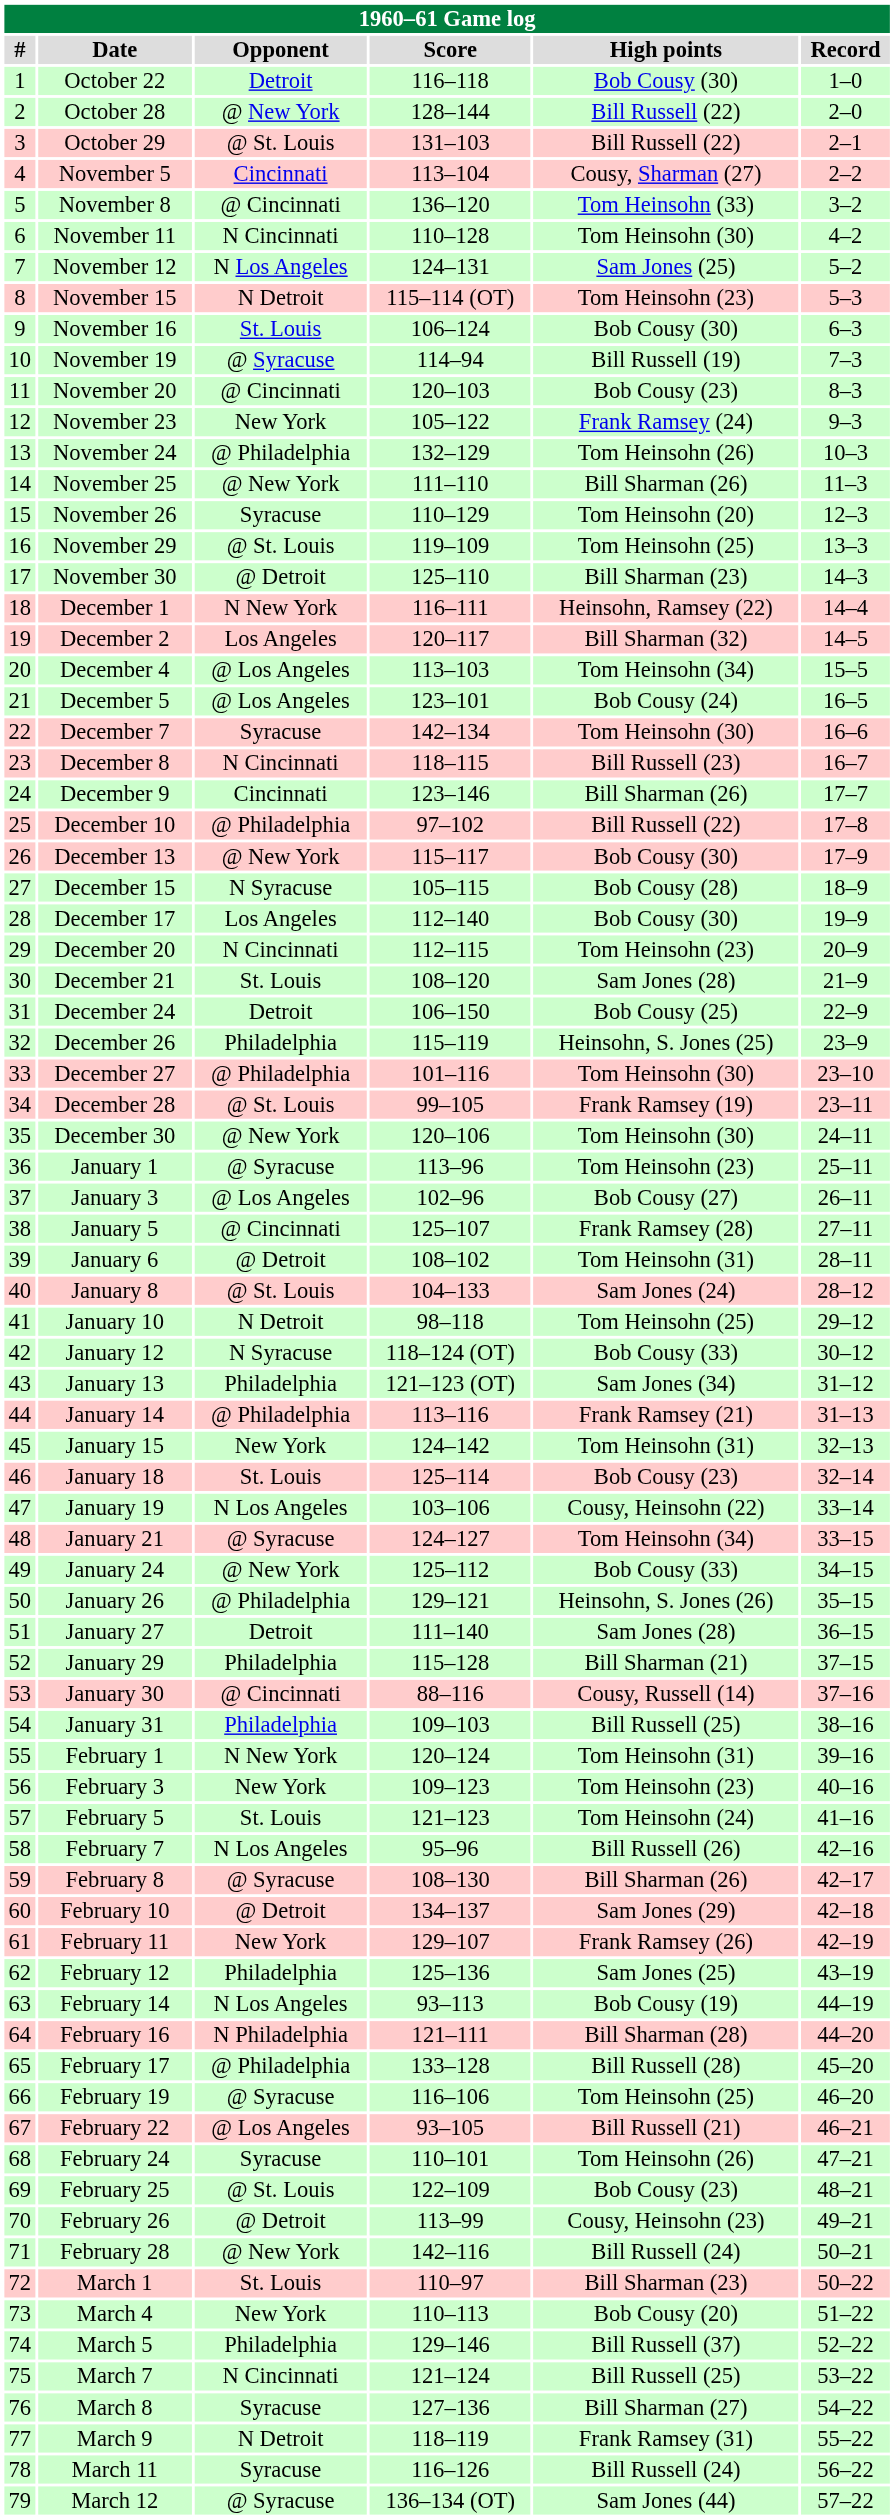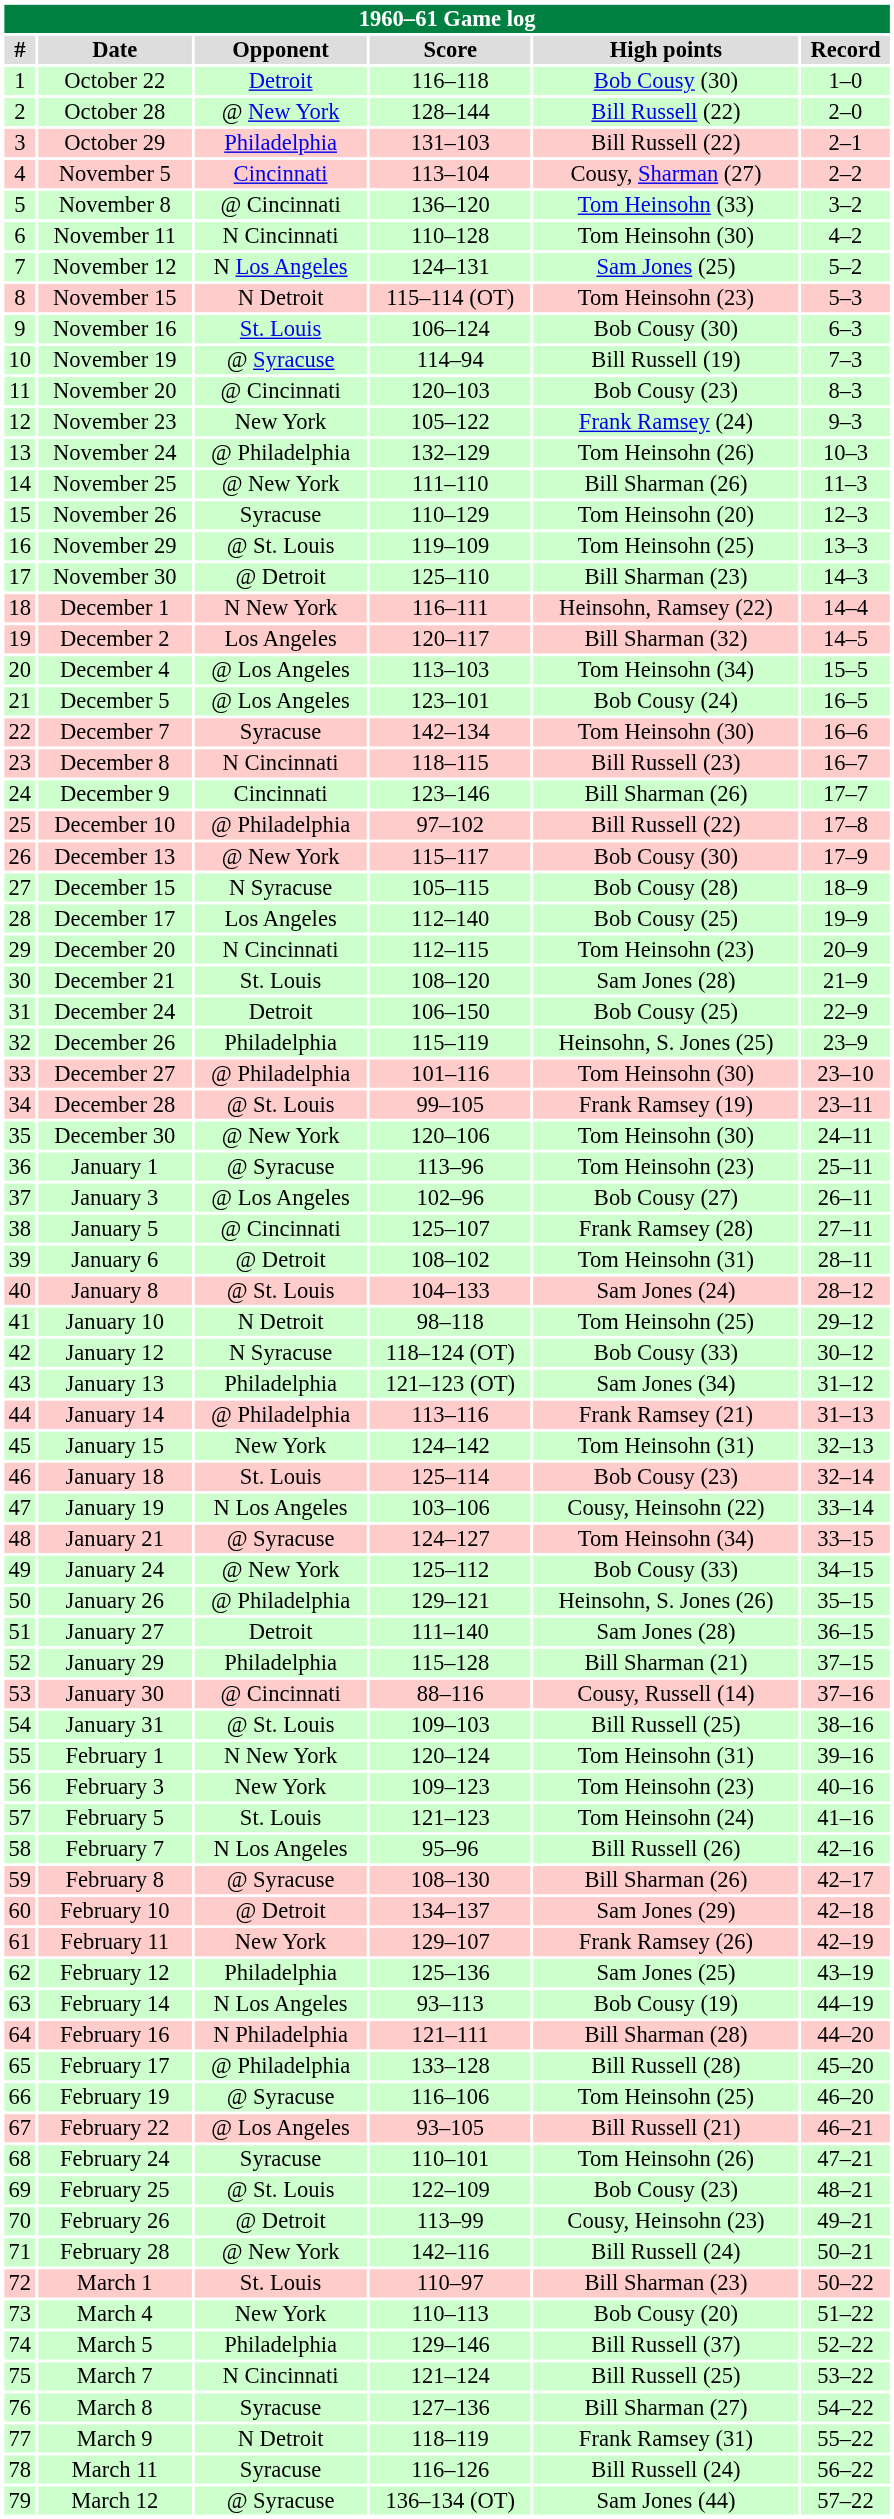(281, 142) @ St. Louis -> (281, 142) Philadelphia
(666, 918) Bob Cousy (30) -> (666, 918) Bob Cousy (25)
(281, 1724) Philadelphia -> (281, 1724) @ St. Louis
